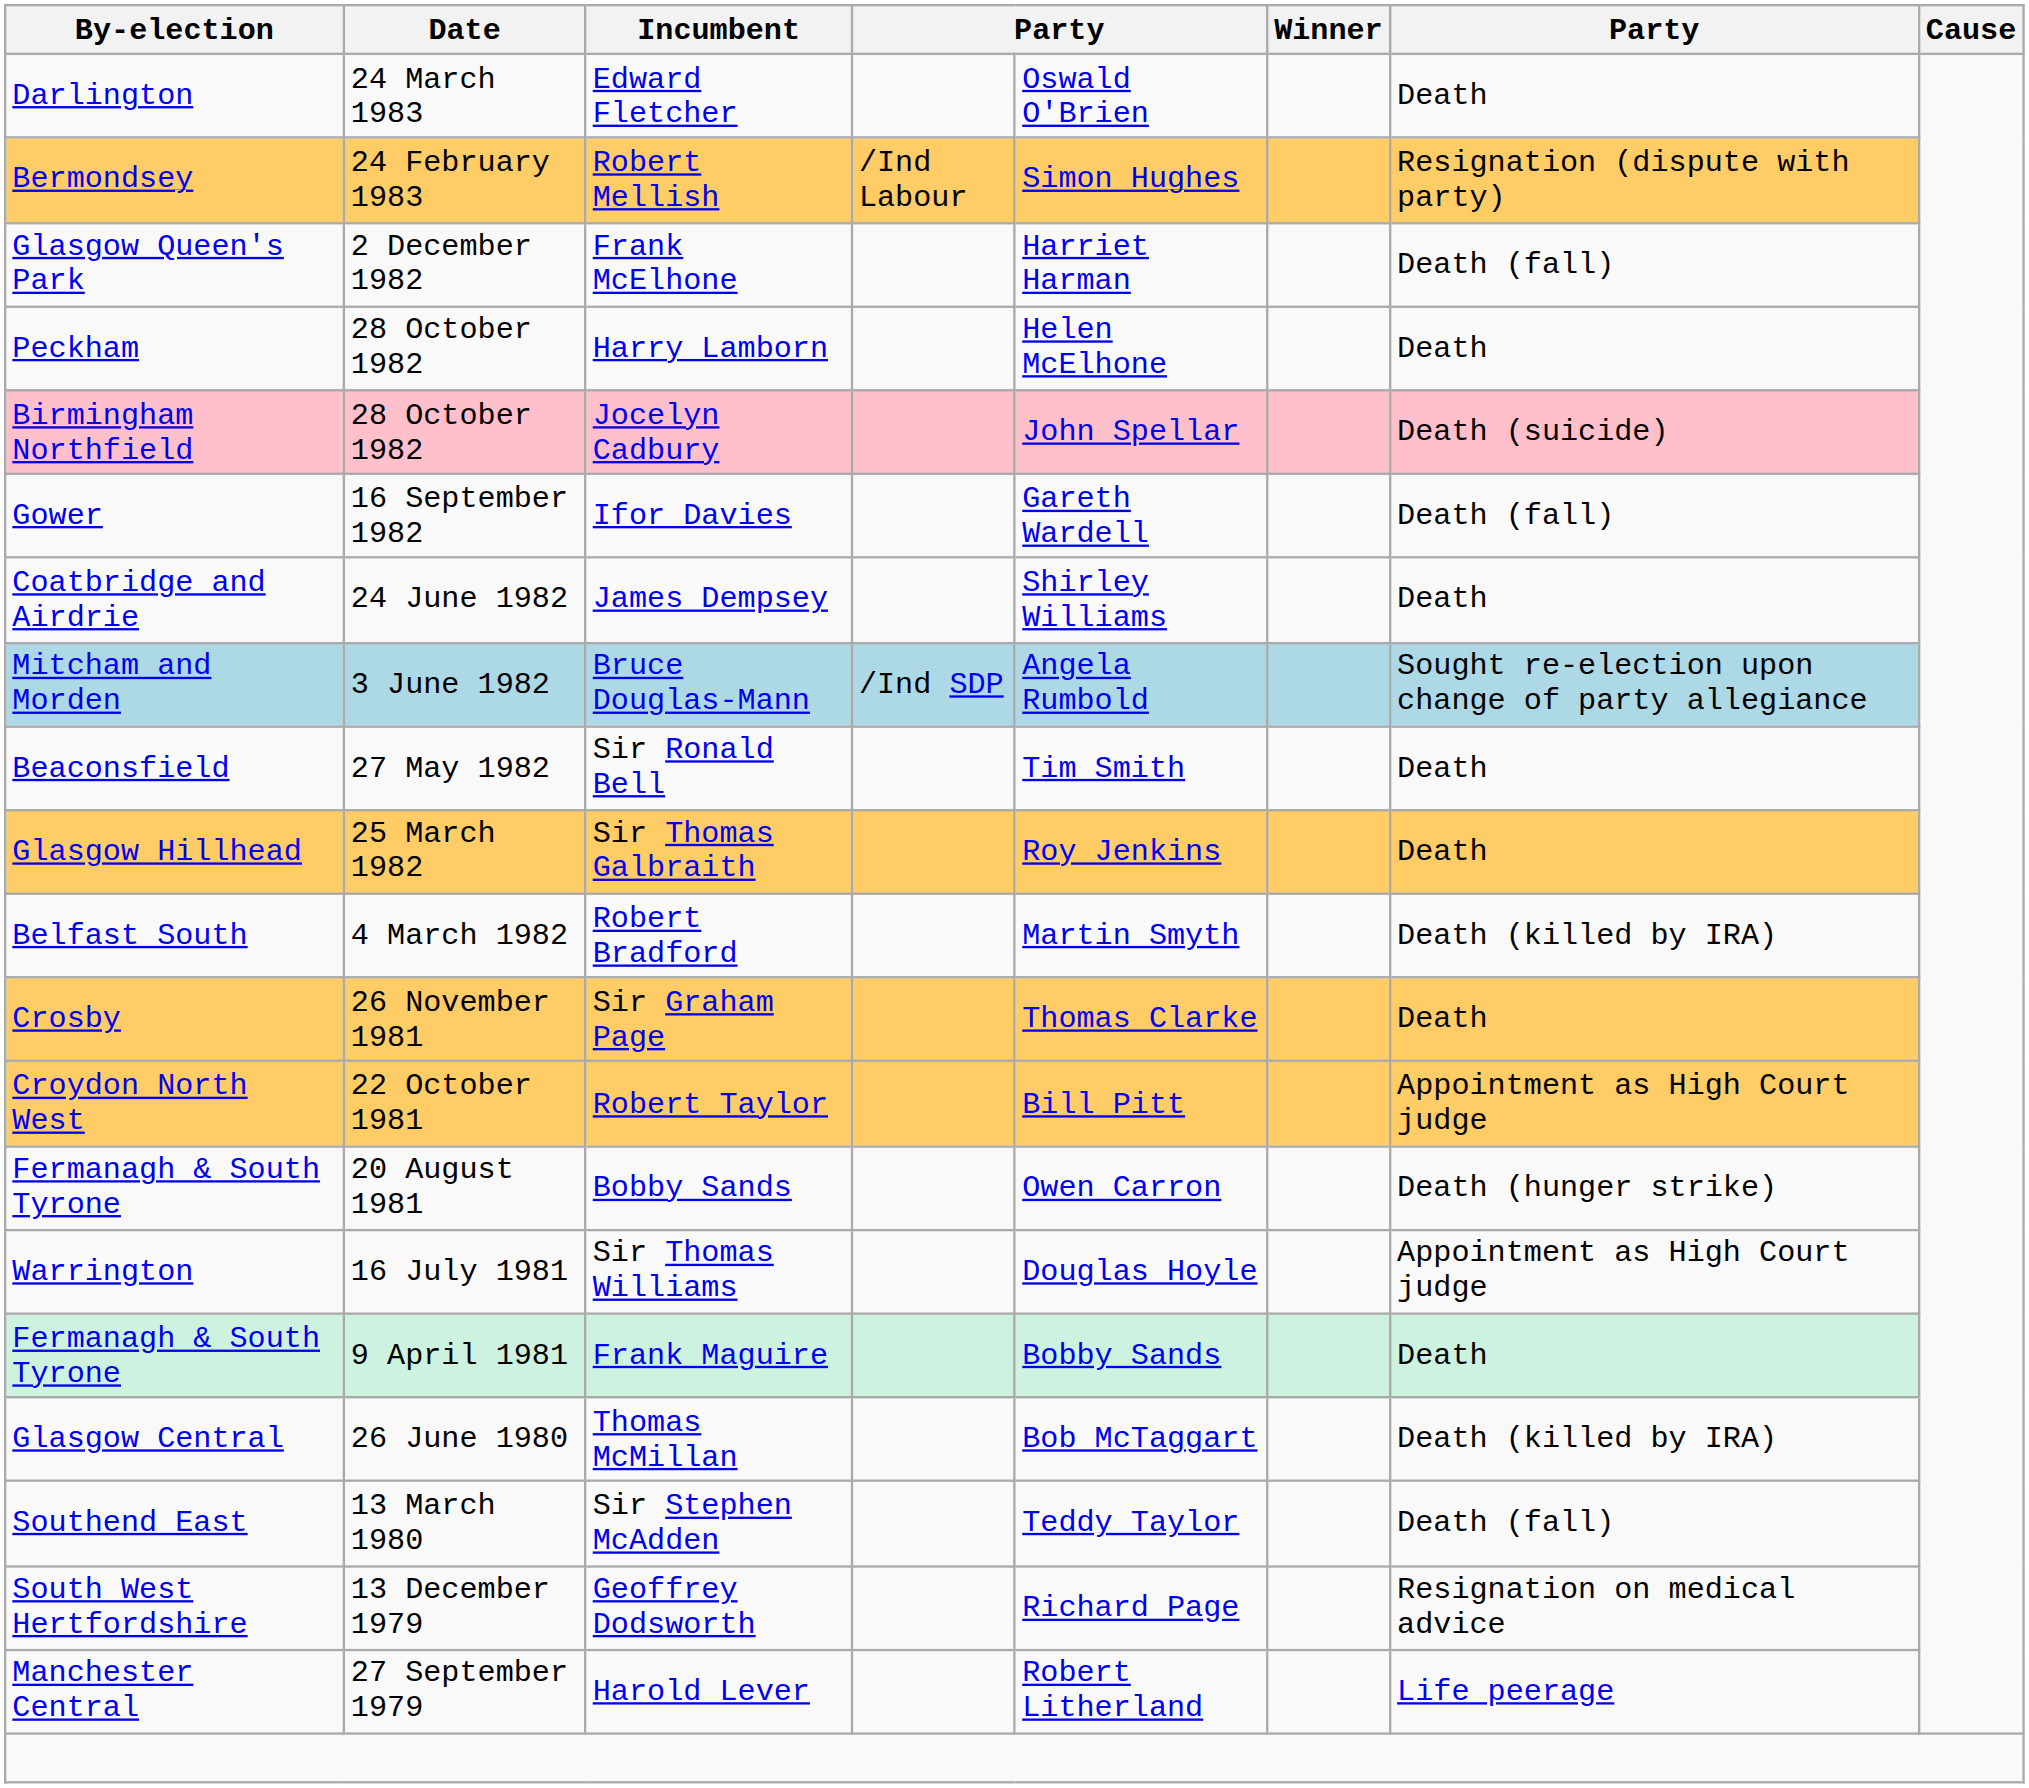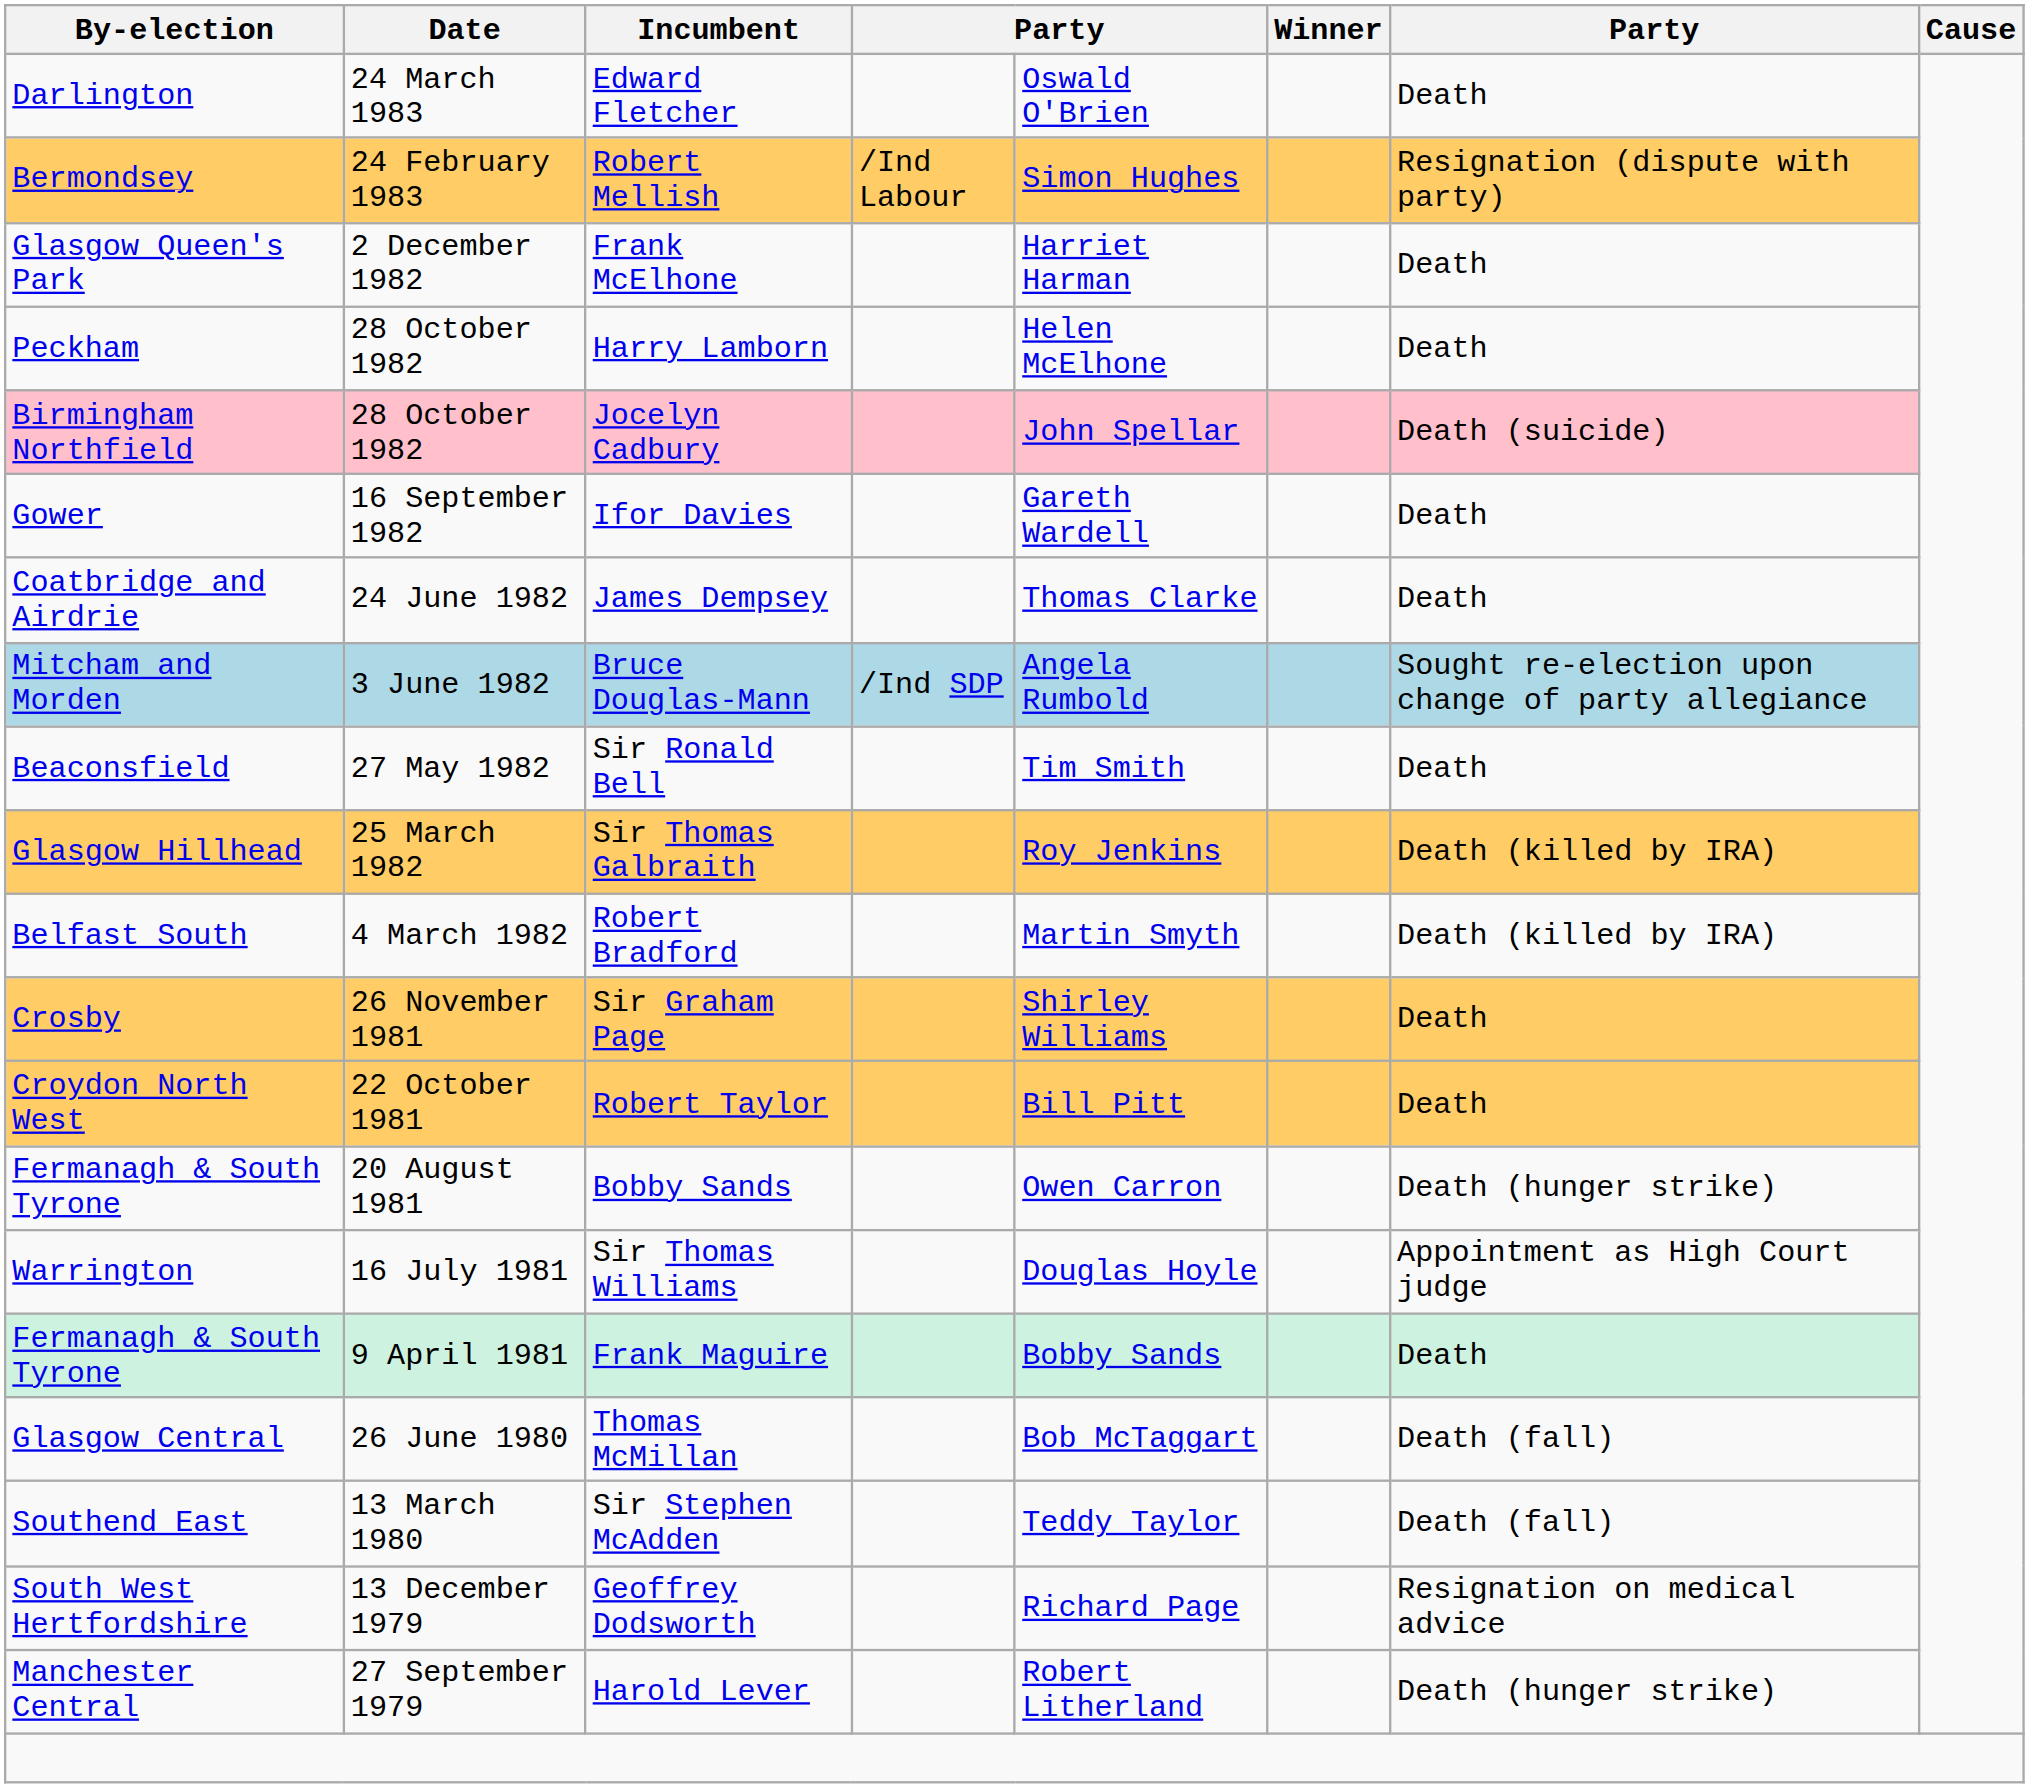(1506, 264) Death (fall) -> (1442, 264) Death
(1506, 516) Death (fall) -> (1442, 516) Death
(1095, 600) Shirley Williams -> (1140, 600) Thomas Clarke
(1442, 852) Death -> (1587, 852) Death (killed by IRA)
(1140, 1020) Thomas Clarke -> (1095, 1020) Shirley Williams
(1623, 1104) Appointment as High Court judge -> (1442, 1104) Death
(1587, 1440) Death (killed by IRA) -> (1506, 1440) Death (fall)
(1506, 1691) Life peerage -> (1587, 1691) Death (hunger strike)
